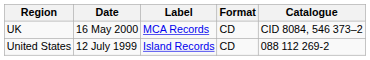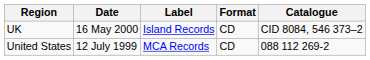(176, 30) MCA Records -> (179, 30) Island Records
(179, 47) Island Records -> (176, 47) MCA Records
